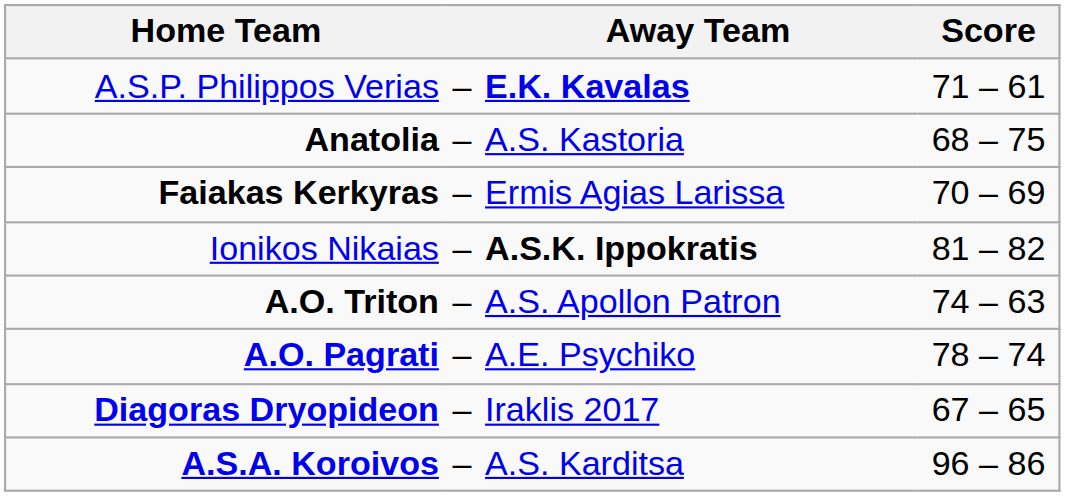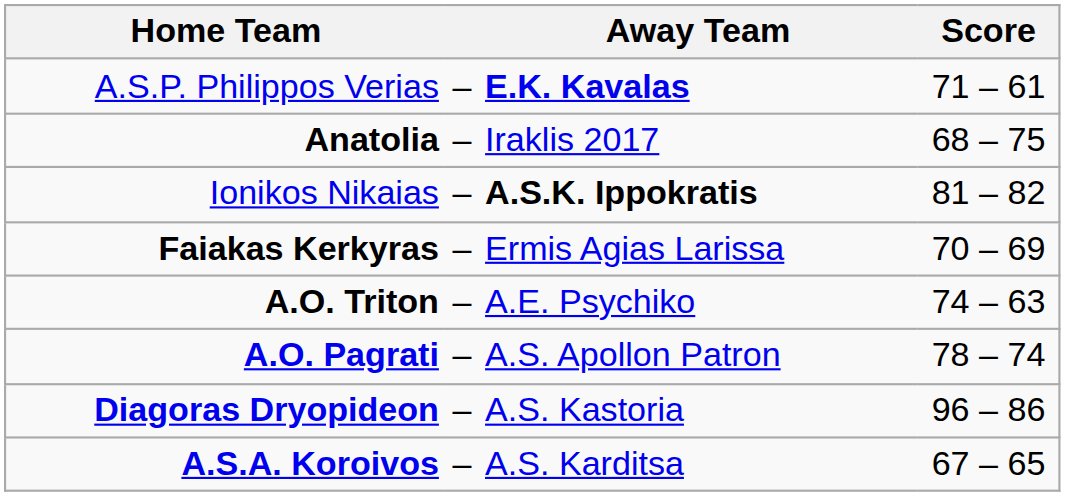(584, 139) A.S. Kastoria -> (572, 139) Iraklis 2017
rows swapped: (324, 247) <-> (299, 193)
(633, 301) A.S. Apollon Patron -> (590, 301) A.E. Psychiko
(590, 355) A.E. Psychiko -> (633, 355) A.S. Apollon Patron
(572, 409) Iraklis 2017 -> (584, 409) A.S. Kastoria
(989, 409) 67 – 65 -> (989, 409) 96 – 86
(989, 463) 96 – 86 -> (989, 463) 67 – 65
